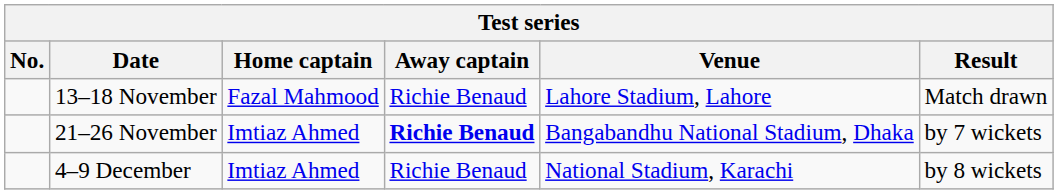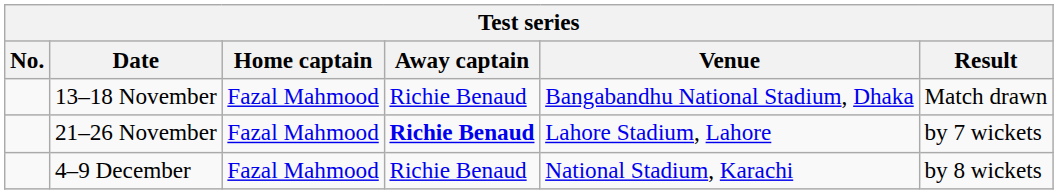(658, 96) Lahore Stadium, Lahore -> (729, 96) Bangabandhu National Stadium, Dhaka
(293, 133) Imtiaz Ahmed -> (303, 133) Fazal Mahmood
(729, 133) Bangabandhu National Stadium, Dhaka -> (658, 133) Lahore Stadium, Lahore
(293, 170) Imtiaz Ahmed -> (303, 170) Fazal Mahmood
